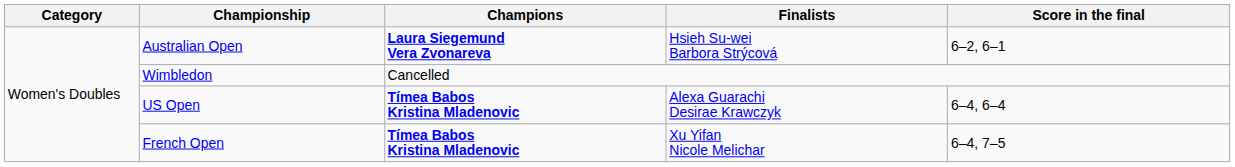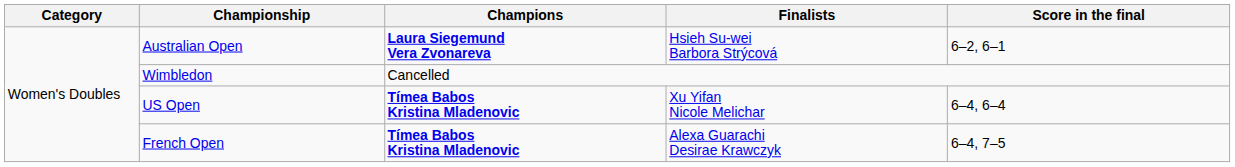(725, 105) Alexa Guarachi Desirae Krawczyk -> (717, 105) Xu Yifan Nicole Melichar
(717, 143) Xu Yifan Nicole Melichar -> (725, 143) Alexa Guarachi Desirae Krawczyk
